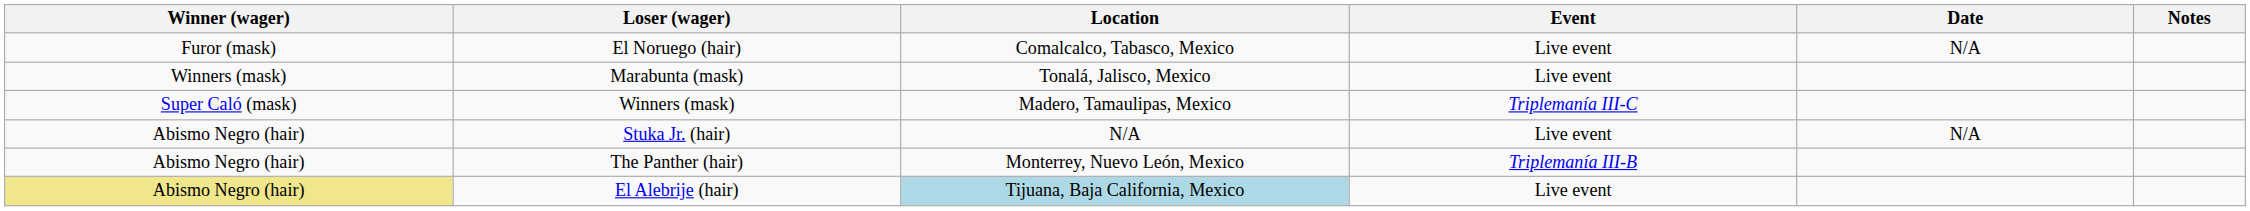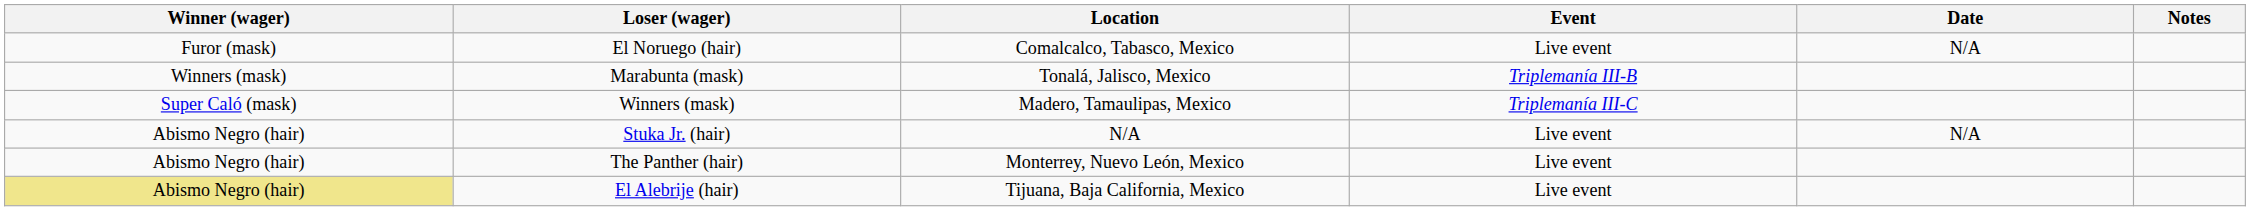(1573, 76) Live event -> (1573, 76) Triplemanía III-B
(1573, 162) Triplemanía III-B -> (1573, 162) Live event
(1125, 190) lightblue background -> (1125, 190) no background
